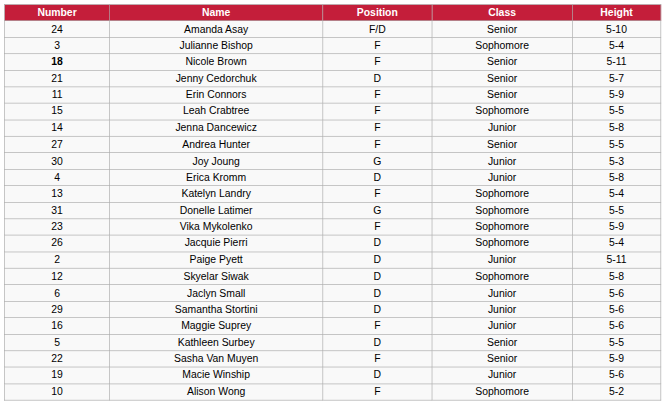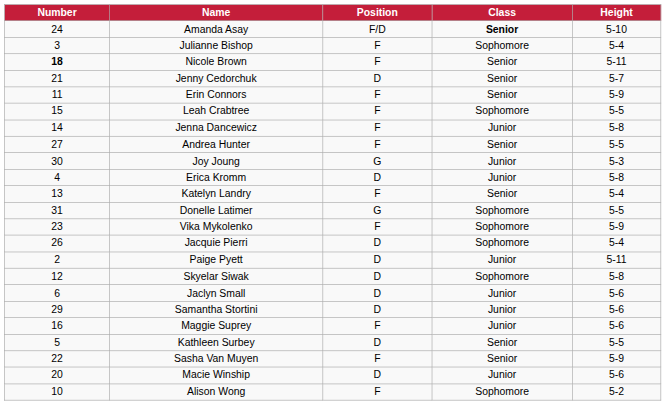(502, 29) normal -> (502, 29) bold
(502, 194) Sophomore -> (502, 194) Senior
(57, 375) 19 -> (57, 375) 20
